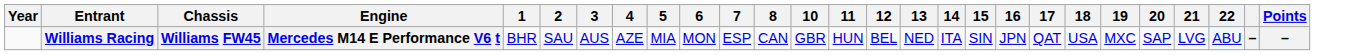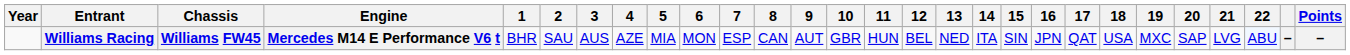+ column: (809, 15)
